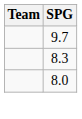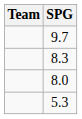+ row: (60, 102)
